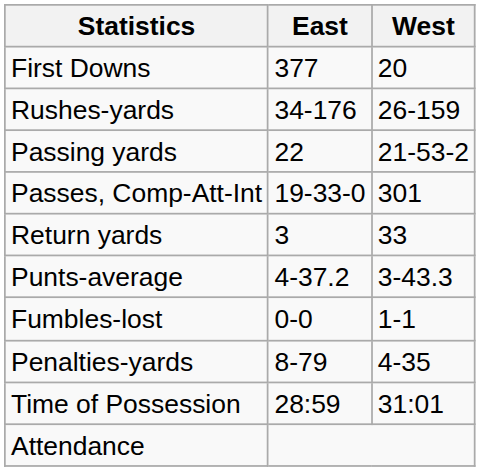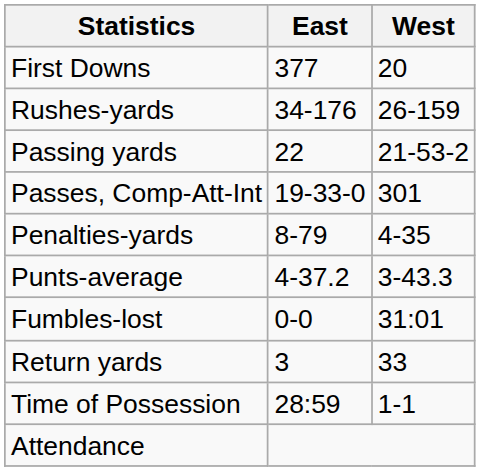rows swapped: (87, 235) <-> (102, 361)
(397, 319) 1-1 -> (411, 319) 31:01
(411, 403) 31:01 -> (397, 403) 1-1
